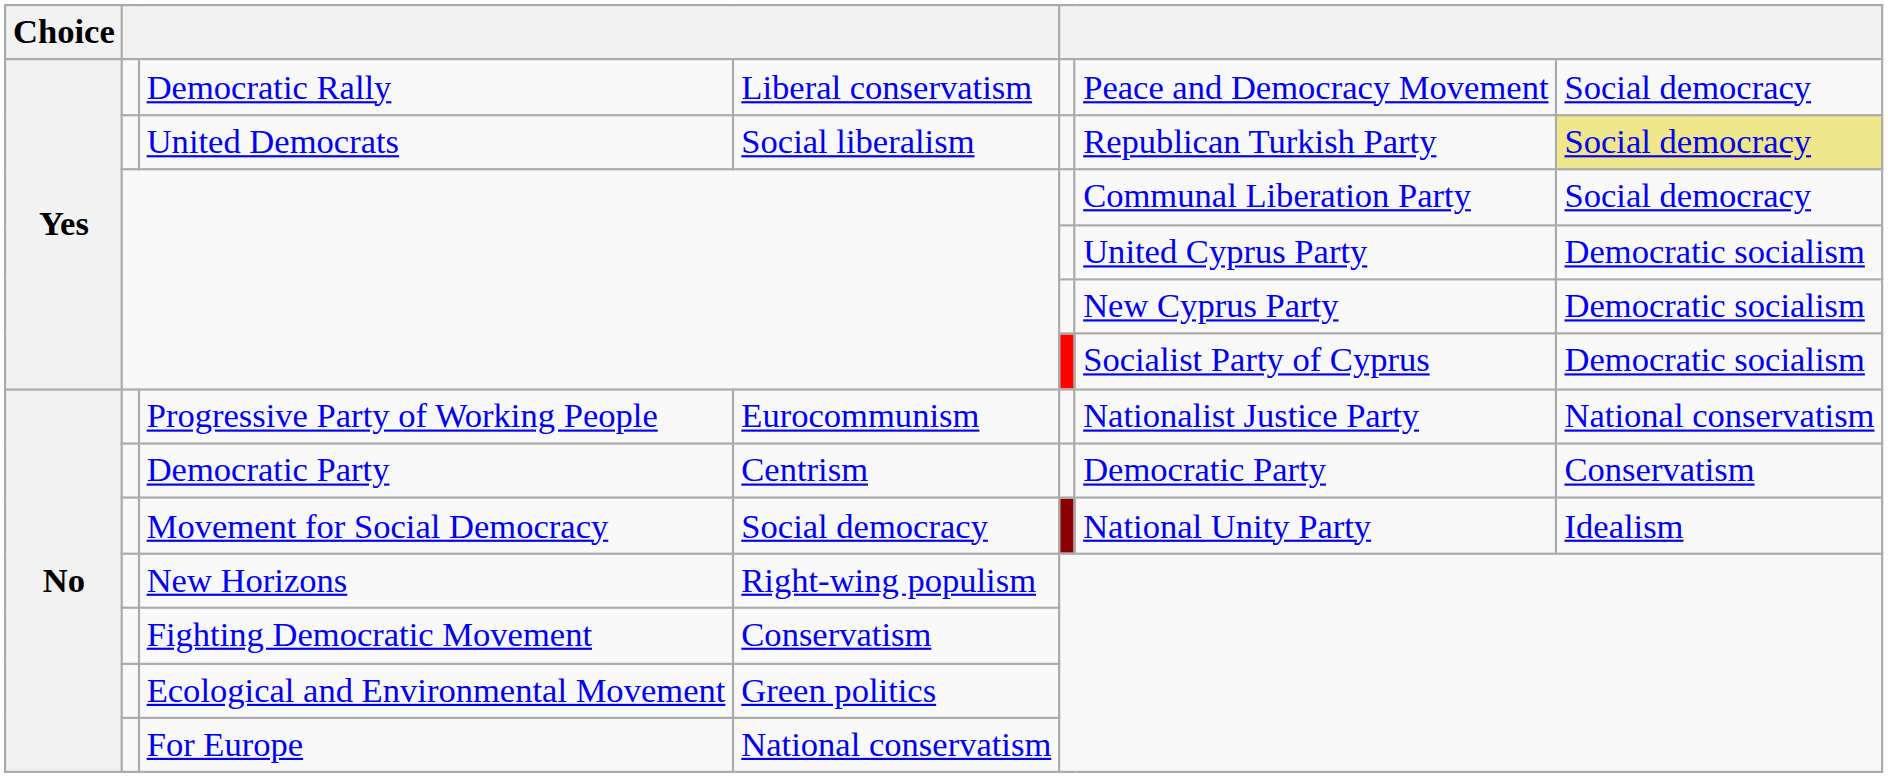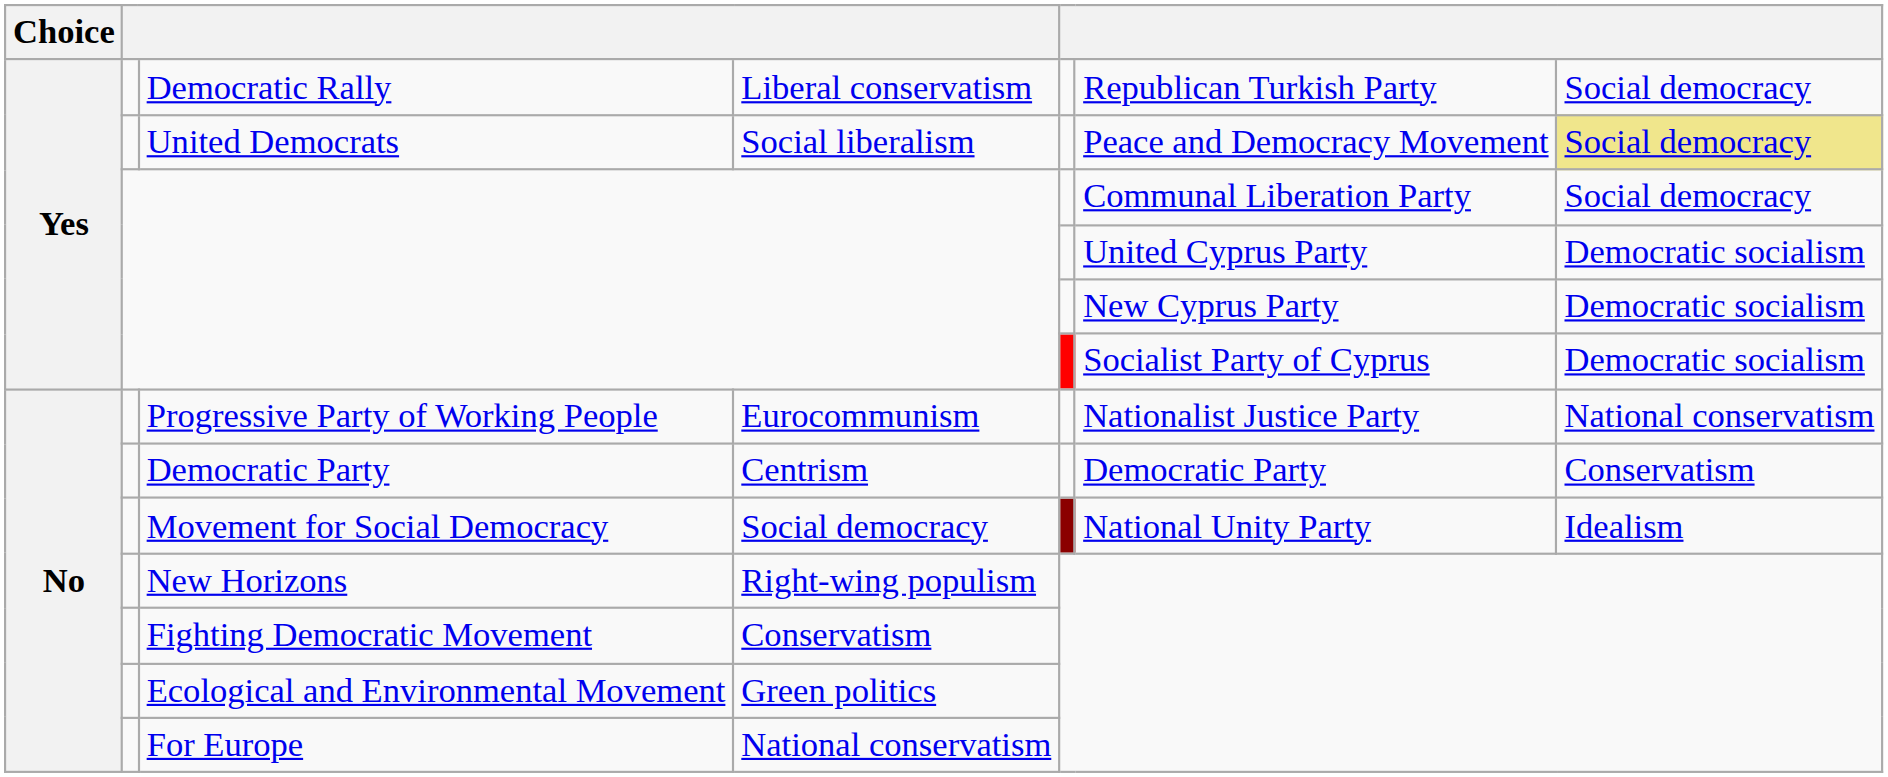(1316, 86) Peace and Democracy Movement -> (1260, 86) Republican Turkish Party
(1260, 141) Republican Turkish Party -> (1316, 141) Peace and Democracy Movement
